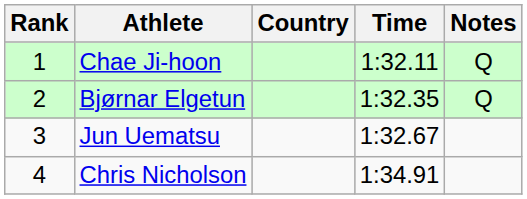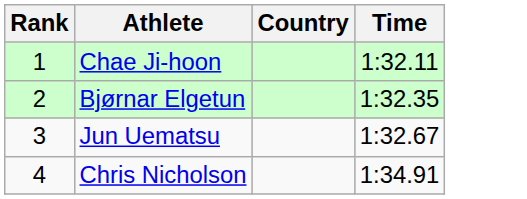- column: (483, 23)
